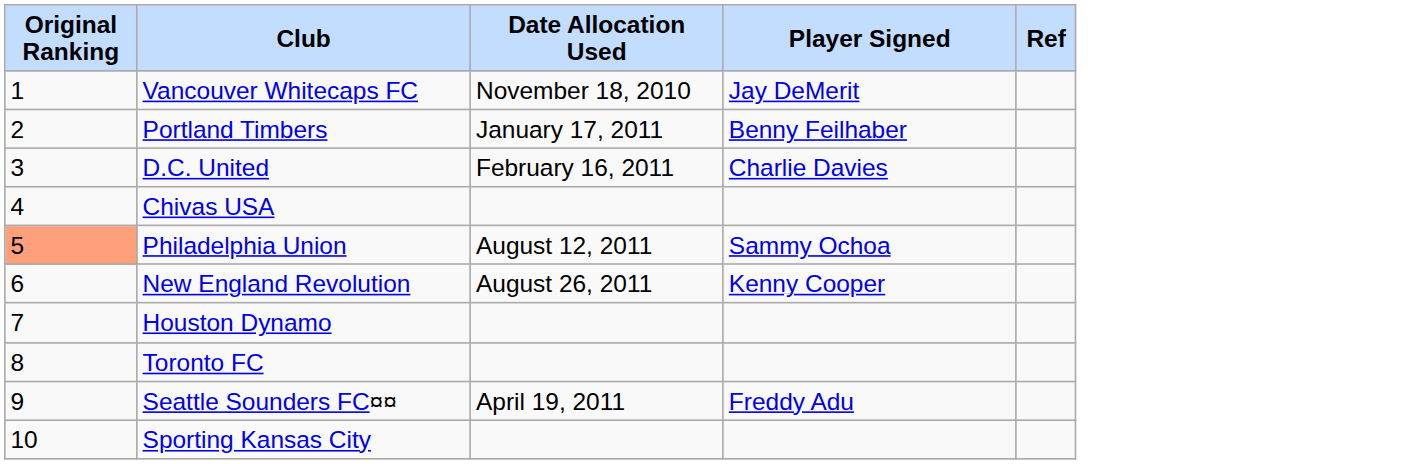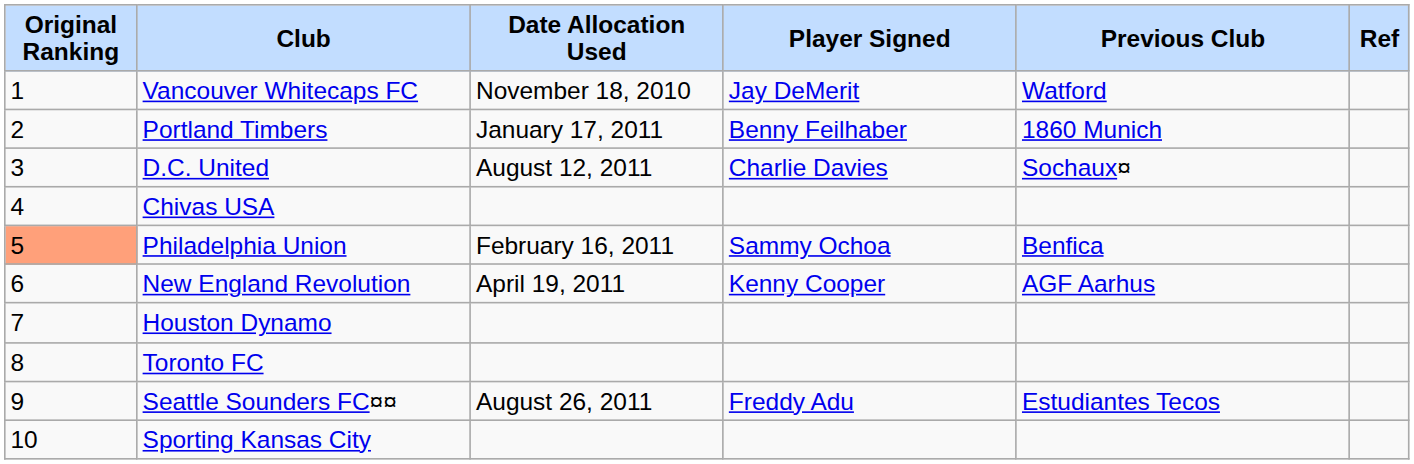+ column: (1183, 38)
(575, 168) February 16, 2011 -> (564, 168) August 12, 2011
(564, 245) August 12, 2011 -> (575, 245) February 16, 2011
(564, 284) August 26, 2011 -> (551, 284) April 19, 2011
(551, 400) April 19, 2011 -> (564, 400) August 26, 2011
